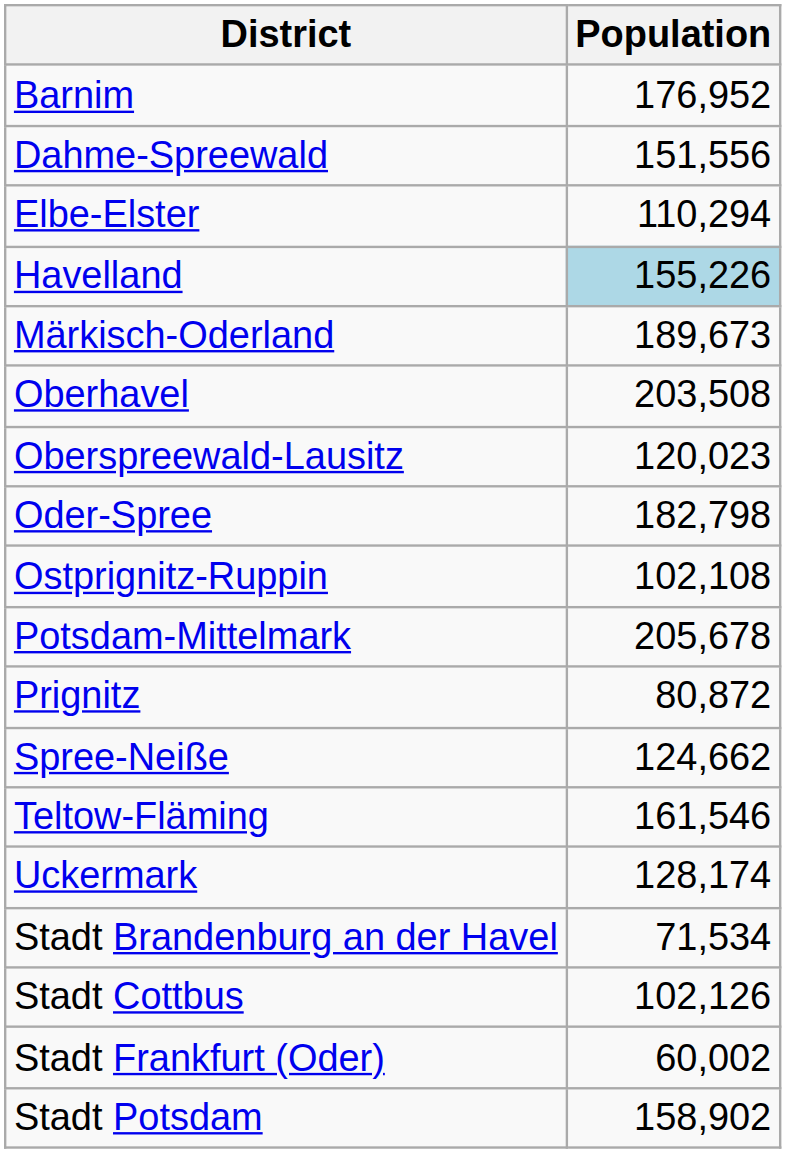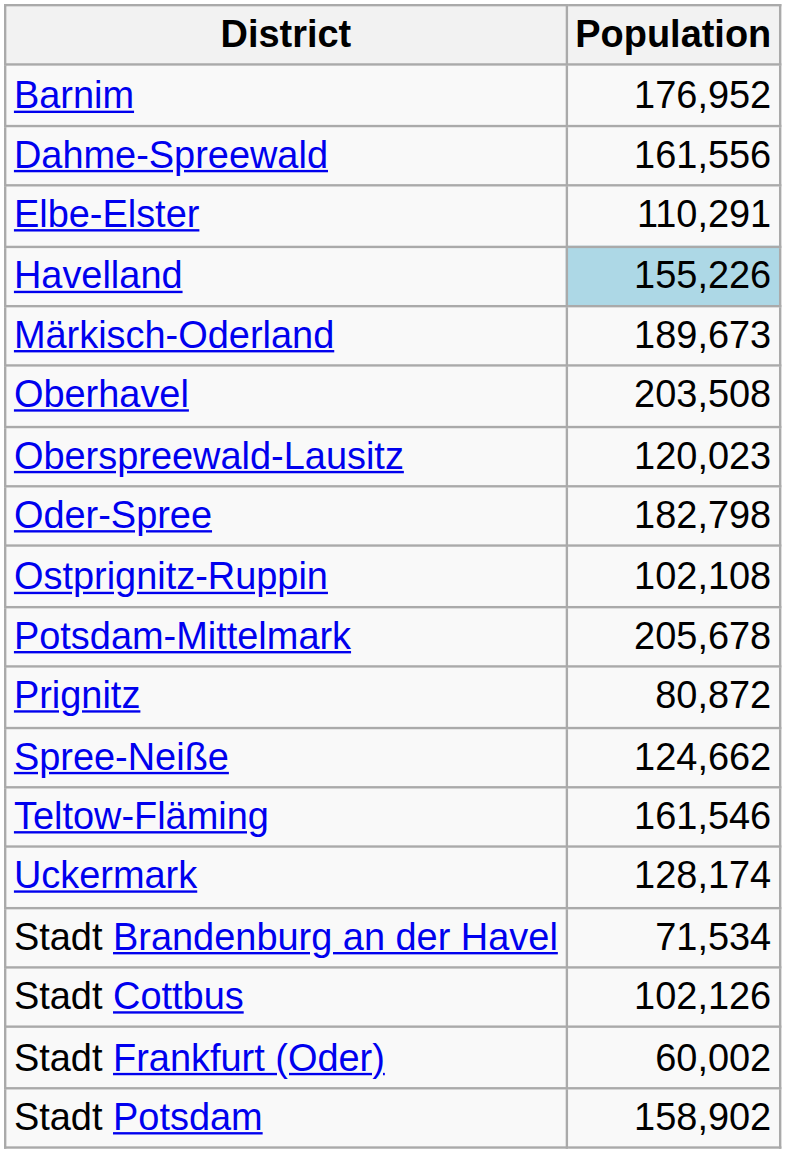(703, 154) 151,556 -> (703, 154) 161,556
(704, 214) 110,294 -> (704, 214) 110,291
